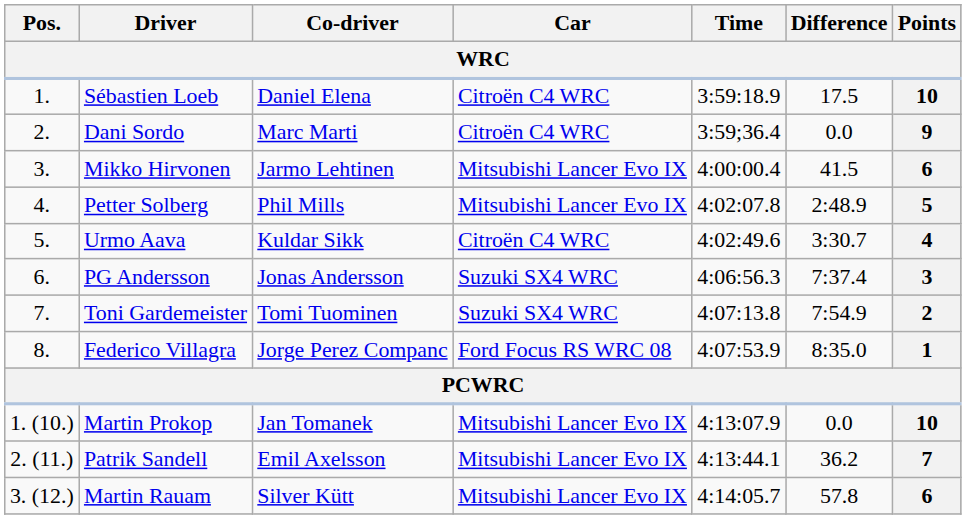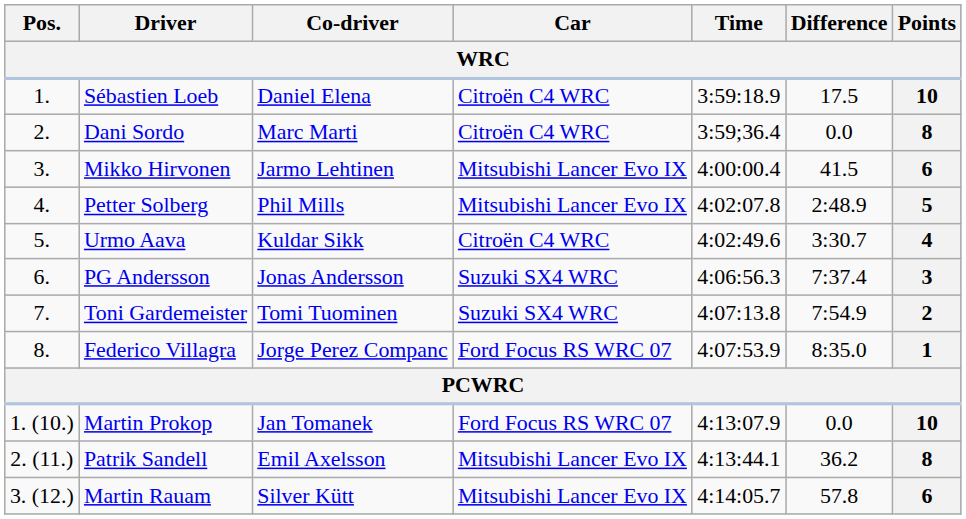(927, 132) 9 -> (927, 132) 8
(565, 349) Ford Focus RS WRC 08 -> (565, 349) Ford Focus RS WRC 07
(572, 423) Mitsubishi Lancer Evo IX -> (565, 423) Ford Focus RS WRC 07
(927, 459) 7 -> (927, 459) 8
